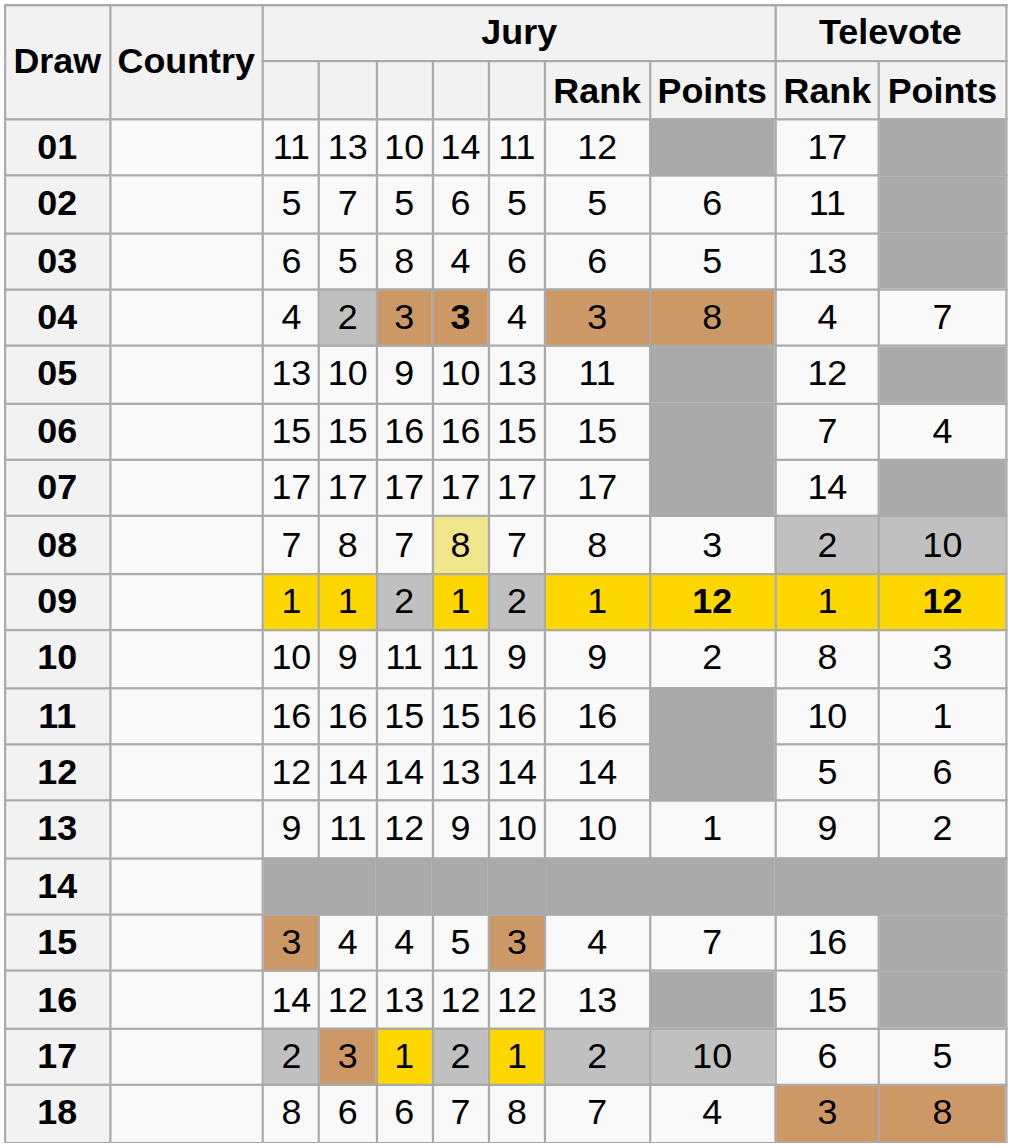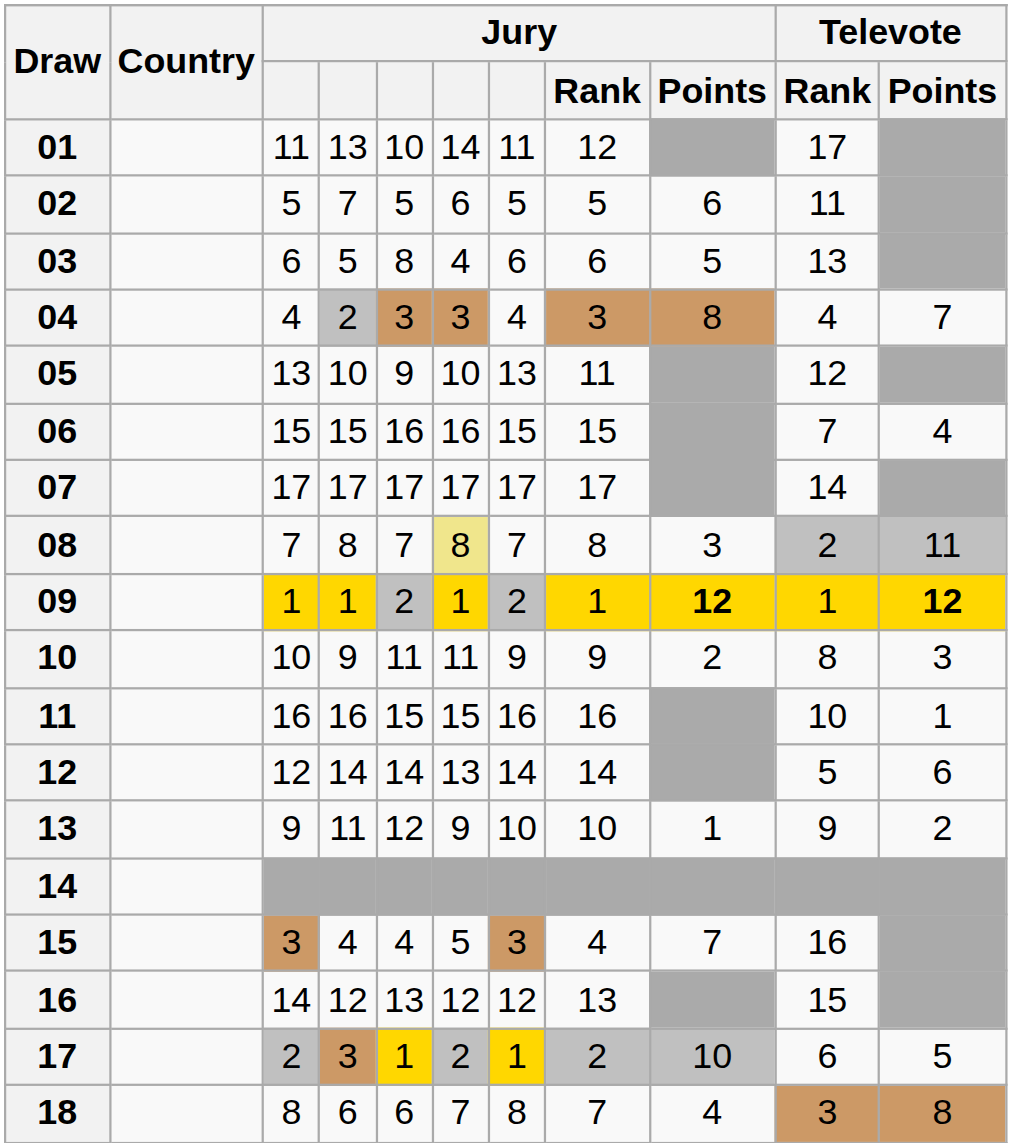(461, 317) bold -> (461, 317) normal
(942, 544) 10 -> (942, 544) 11
